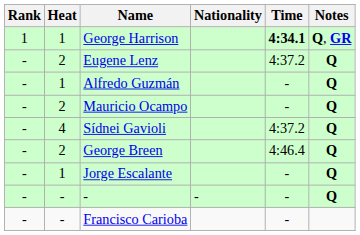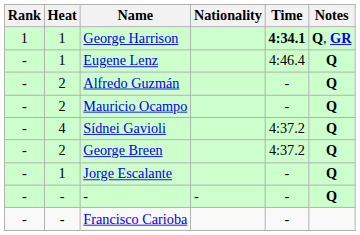(62, 60) 2 -> (62, 60) 1
(287, 60) 4:37.2 -> (287, 60) 4:46.4
(62, 83) 1 -> (62, 83) 2
(287, 151) 4:46.4 -> (287, 151) 4:37.2
